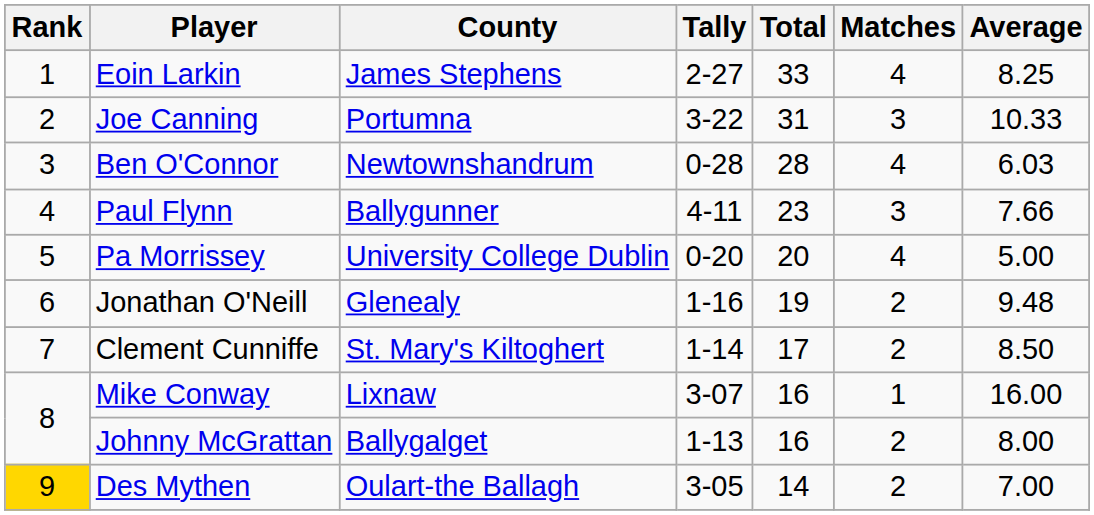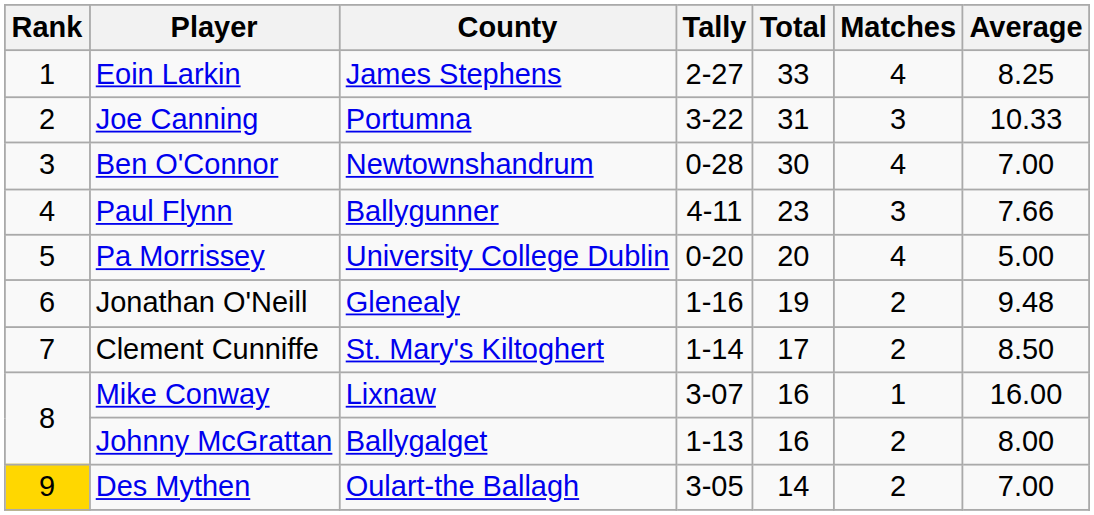(793, 165) 28 -> (793, 165) 30
(1026, 165) 6.03 -> (1026, 165) 7.00
